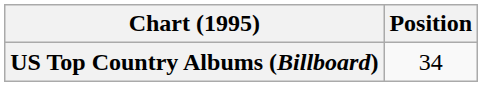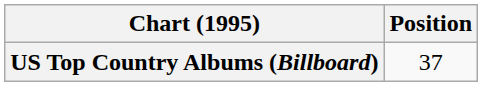(431, 61) 34 -> (431, 61) 37
